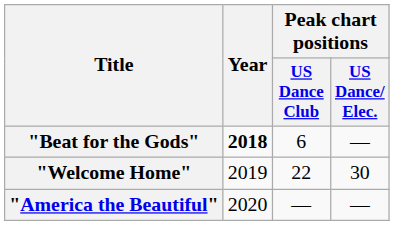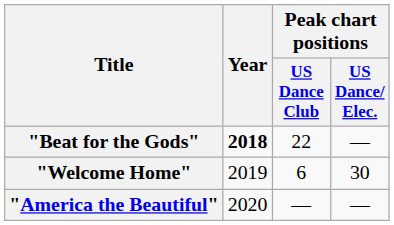(301, 141) 6 -> (301, 141) 22
(301, 172) 22 -> (301, 172) 6
